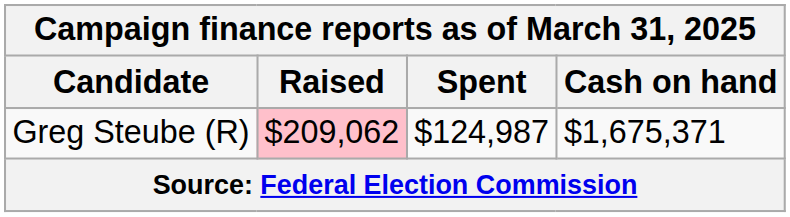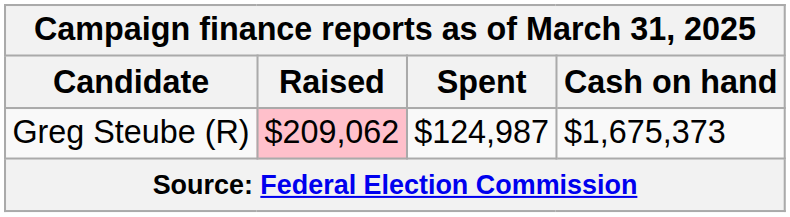(645, 132) $1,675,371 -> (645, 132) $1,675,373
